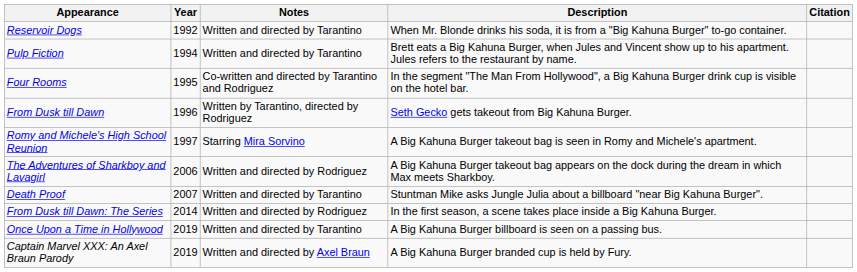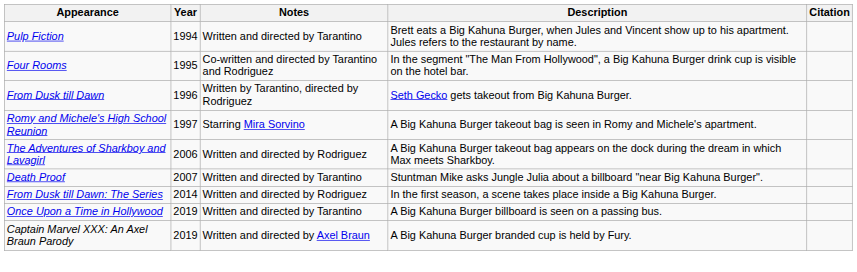- row: (44, 30)
